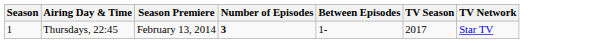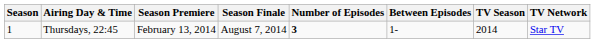+ column: (254, 13)
(416, 30) 2017 -> (487, 30) 2014
